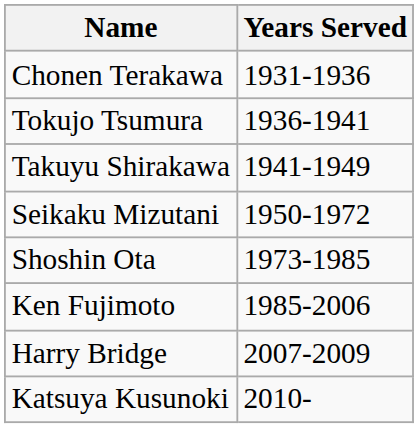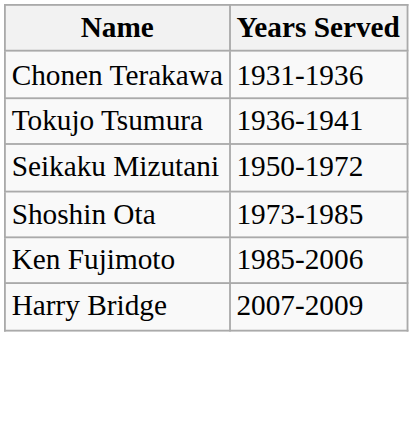- row: (121, 167)
- row: (120, 399)
